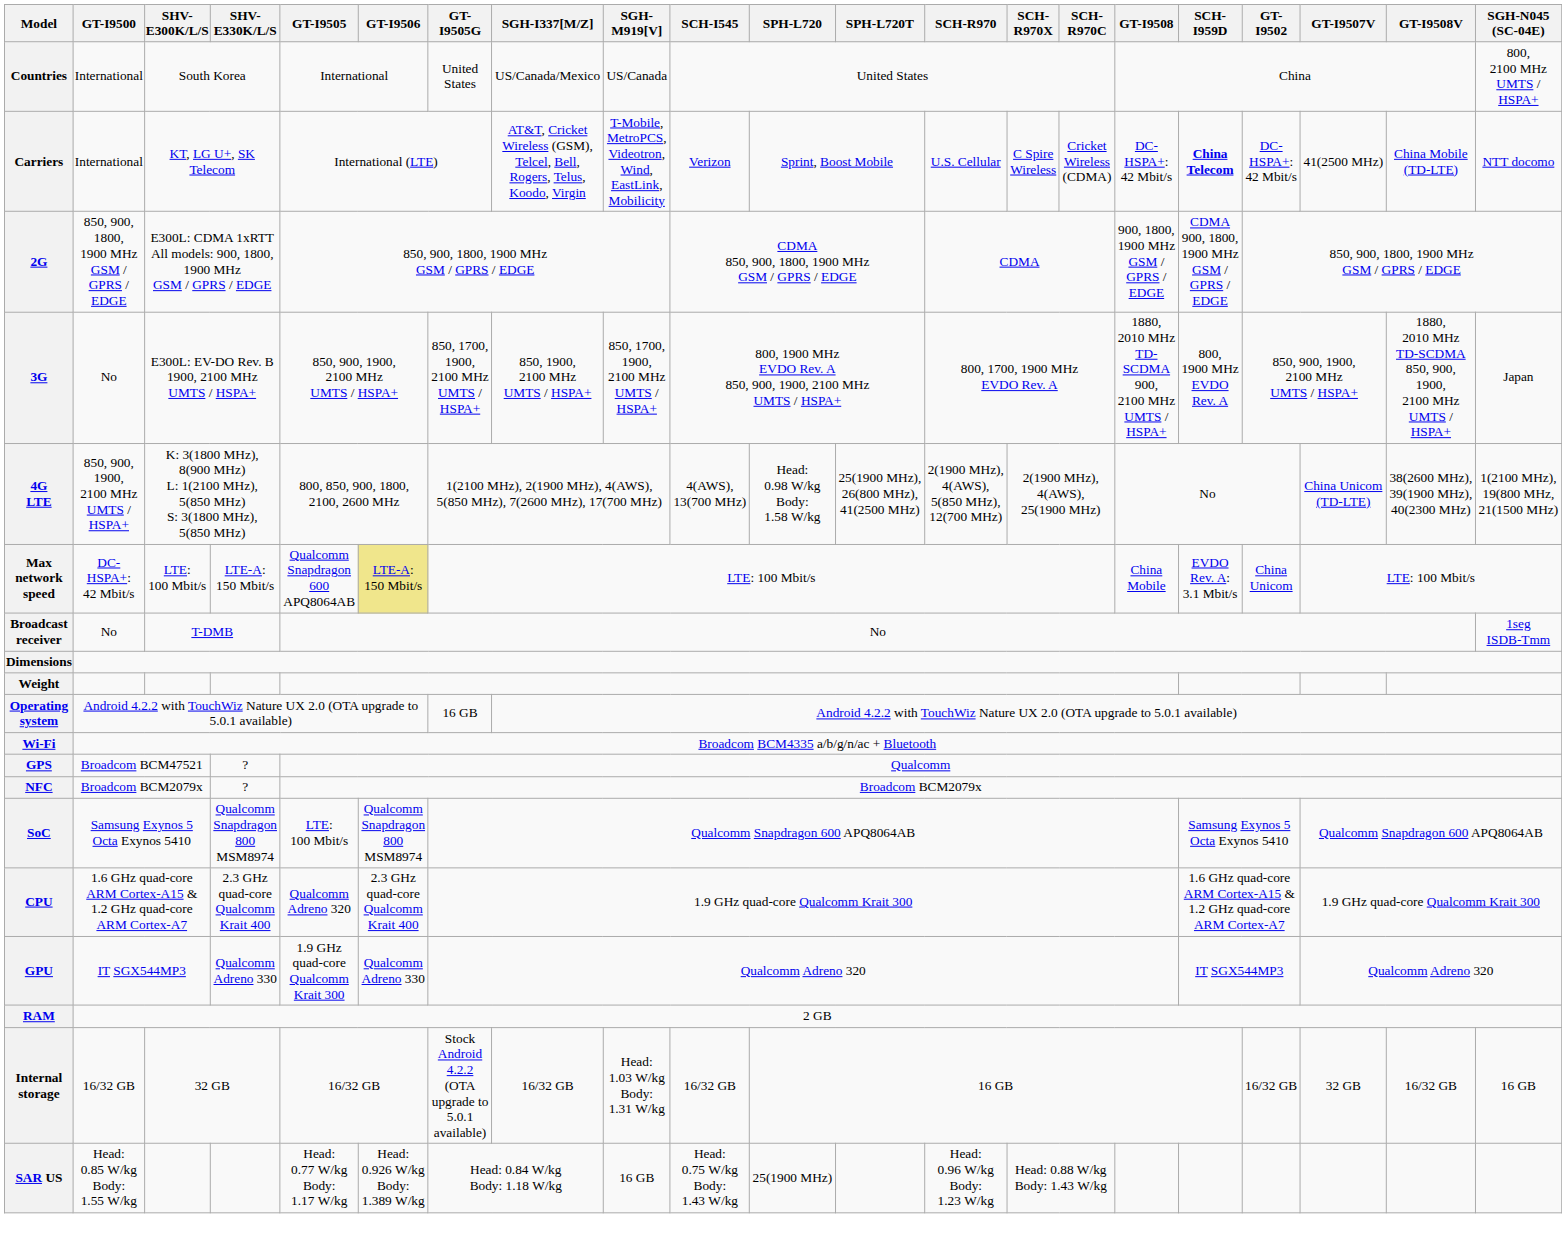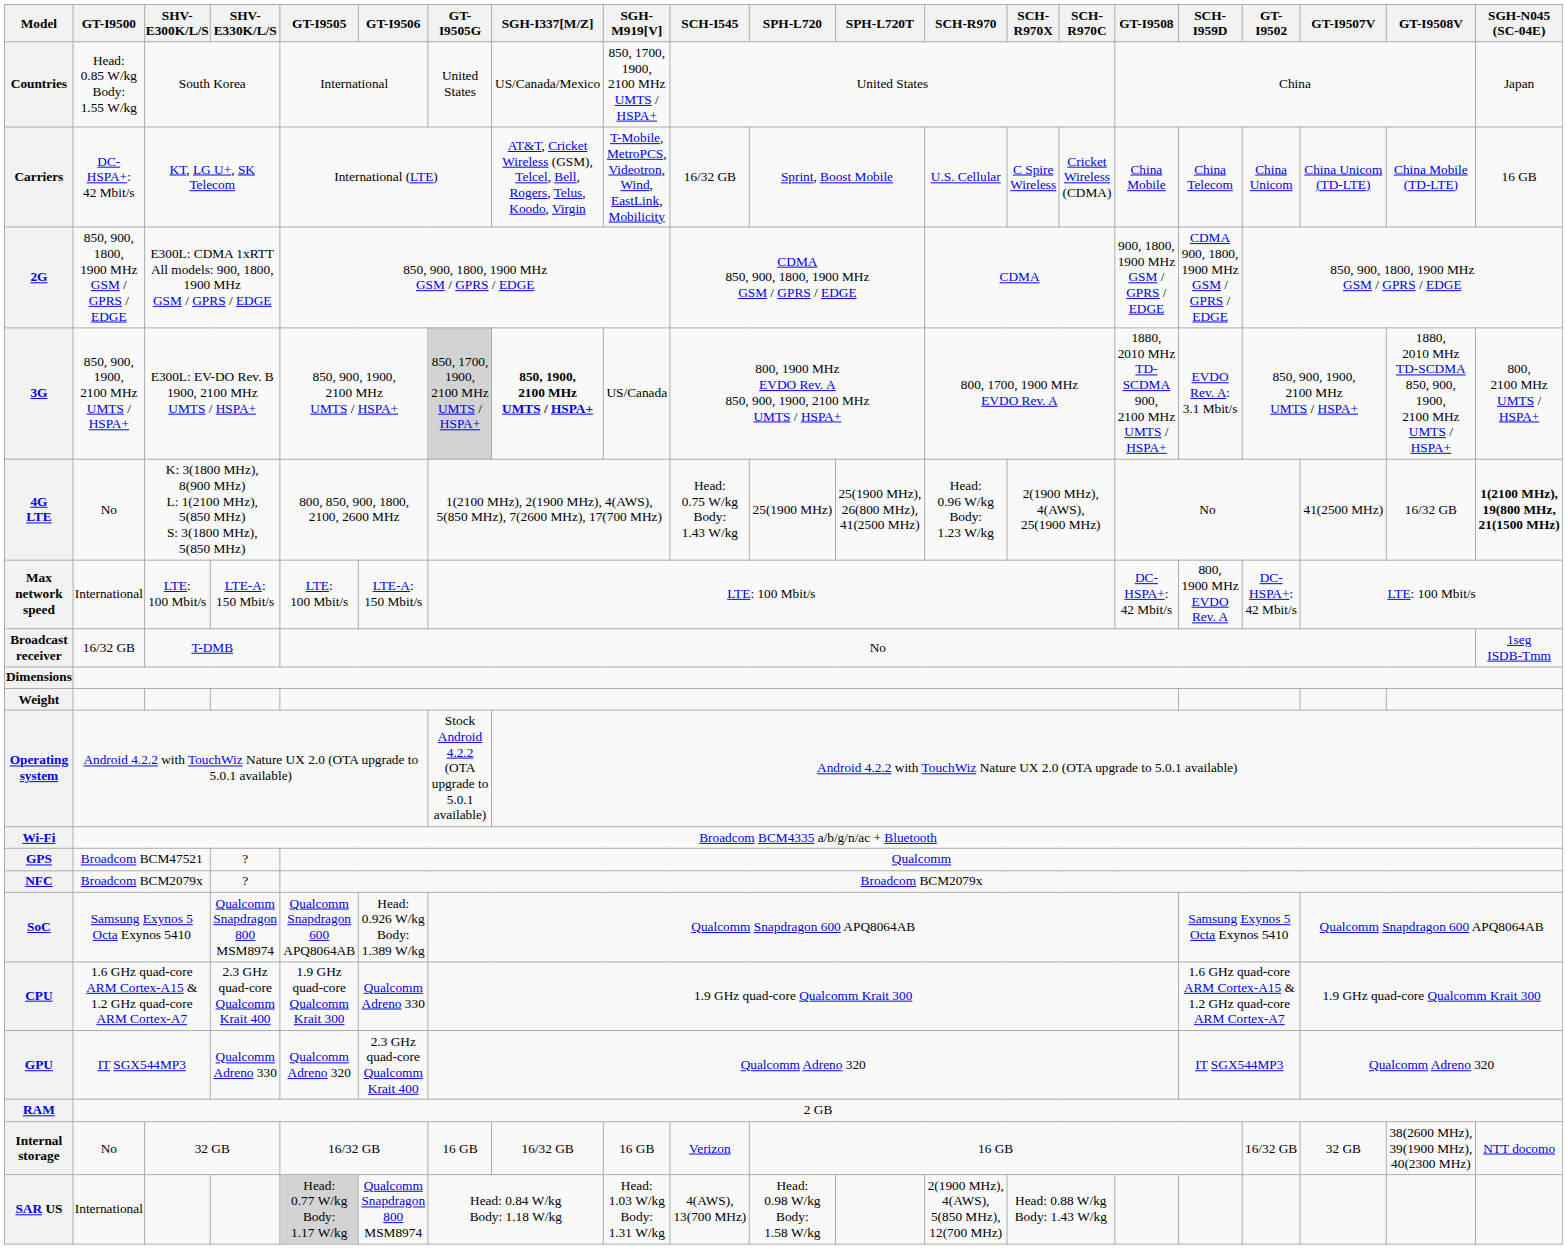(109, 76) International -> (109, 84) Head: 0.85 W/kg Body: 1.55 W/kg
(637, 76) US/Canada -> (637, 84) 850, 1700, 1900, 2100 MHz UMTS / HSPA+
(1518, 76) 800, 2100 MHz UMTS / HSPA+ -> (1519, 84) Japan
(109, 160) International -> (109, 176) DC-HSPA+: 42 Mbit/s
(710, 160) Verizon -> (710, 176) 16/32 GB
(1146, 160) DC-HSPA+: 42 Mbit/s -> (1146, 176) China Mobile
(1210, 160) bold -> (1210, 176) normal
(1271, 160) DC-HSPA+: 42 Mbit/s -> (1271, 176) China Unicom
(1343, 160) 41(2500 MHz) -> (1343, 176) China Unicom (TD-LTE)
(1518, 160) NTT docomo -> (1519, 176) 16 GB
(109, 377) No -> (109, 393) 850, 900, 1900, 2100 MHz UMTS / HSPA+
(460, 377) no background -> (460, 393) lightgrey background
(548, 377) normal -> (548, 393) bold
(637, 377) 850, 1700, 1900, 2100 MHz UMTS / HSPA+ -> (637, 393) US/Canada
(1210, 377) 800, 1900 MHz EVDO Rev. A -> (1210, 393) EVDO Rev. A: 3.1 Mbit/s
(1518, 377) Japan -> (1519, 393) 800, 2100 MHz UMTS / HSPA+
(109, 493) 850, 900, 1900, 2100 MHz UMTS / HSPA+ -> (109, 509) No
(710, 493) 4(AWS), 13(700 MHz) -> (710, 509) Head: 0.75 W/kg Body: 1.43 W/kg
(792, 493) Head: 0.98 W/kg Body: 1.58 W/kg -> (792, 509) 25(1900 MHz)
(966, 493) 2(1900 MHz), 4(AWS), 5(850 MHz), 12(700 MHz) -> (966, 509) Head: 0.96 W/kg Body: 1.23 W/kg
(1343, 493) China Unicom (TD-LTE) -> (1343, 509) 41(2500 MHz)
(1431, 493) 38(2600 MHz), 39(1900 MHz), 40(2300 MHz) -> (1431, 509) 16/32 GB
(1518, 493) normal -> (1519, 509) bold
(109, 578) DC-HSPA+: 42 Mbit/s -> (109, 593) International
(319, 578) Qualcomm Snapdragon 600 APQ8064AB -> (319, 593) LTE: 100 Mbit/s
(393, 578) khaki background -> (393, 593) no background
(1146, 578) China Mobile -> (1146, 593) DC-HSPA+: 42 Mbit/s
(1210, 578) EVDO Rev. A: 3.1 Mbit/s -> (1210, 593) 800, 1900 MHz EVDO Rev. A
(1271, 578) China Unicom -> (1271, 593) DC-HSPA+: 42 Mbit/s
(109, 631) No -> (109, 647) 16/32 GB
(460, 713) 16 GB -> (460, 768) Stock Android 4.2.2 (OTA upgrade to 5.0.1 available)
(319, 832) LTE: 100 Mbit/s -> (319, 926) Qualcomm Snapdragon 600 APQ8064AB
(393, 832) Qualcomm Snapdragon 800 MSM8974 -> (393, 926) Head: 0.926 W/kg Body: 1.389 W/kg
(319, 901) Qualcomm Adreno 320 -> (319, 995) 1.9 GHz quad-core Qualcomm Krait 300
(393, 901) 2.3 GHz quad-core Qualcomm Krait 400 -> (393, 995) Qualcomm Adreno 330
(319, 970) 1.9 GHz quad-core Qualcomm Krait 300 -> (319, 1064) Qualcomm Adreno 320
(393, 970) Qualcomm Adreno 330 -> (393, 1064) 2.3 GHz quad-core Qualcomm Krait 400
(109, 1085) 16/32 GB -> (109, 1147) No
(460, 1085) Stock Android 4.2.2 (OTA upgrade to 5.0.1 available) -> (460, 1147) 16 GB
(637, 1085) Head: 1.03 W/kg Body: 1.31 W/kg -> (637, 1147) 16 GB
(710, 1085) 16/32 GB -> (710, 1147) Verizon
(1431, 1085) 16/32 GB -> (1431, 1147) 38(2600 MHz), 39(1900 MHz), 40(2300 MHz)
(1518, 1085) 16 GB -> (1519, 1147) NTT docomo
(109, 1177) Head: 0.85 W/kg Body: 1.55 W/kg -> (109, 1209) International
(319, 1177) no background -> (319, 1209) lightgrey background
(393, 1177) Head: 0.926 W/kg Body: 1.389 W/kg -> (393, 1209) Qualcomm Snapdragon 800 MSM8974
(637, 1177) 16 GB -> (637, 1209) Head: 1.03 W/kg Body: 1.31 W/kg
(710, 1177) Head: 0.75 W/kg Body: 1.43 W/kg -> (710, 1209) 4(AWS), 13(700 MHz)
(792, 1177) 25(1900 MHz) -> (792, 1209) Head: 0.98 W/kg Body: 1.58 W/kg
(966, 1177) Head: 0.96 W/kg Body: 1.23 W/kg -> (966, 1209) 2(1900 MHz), 4(AWS), 5(850 MHz), 12(700 MHz)
